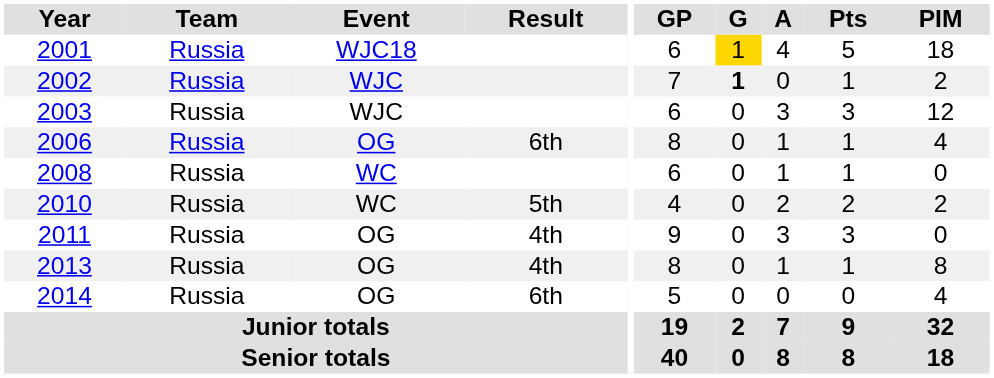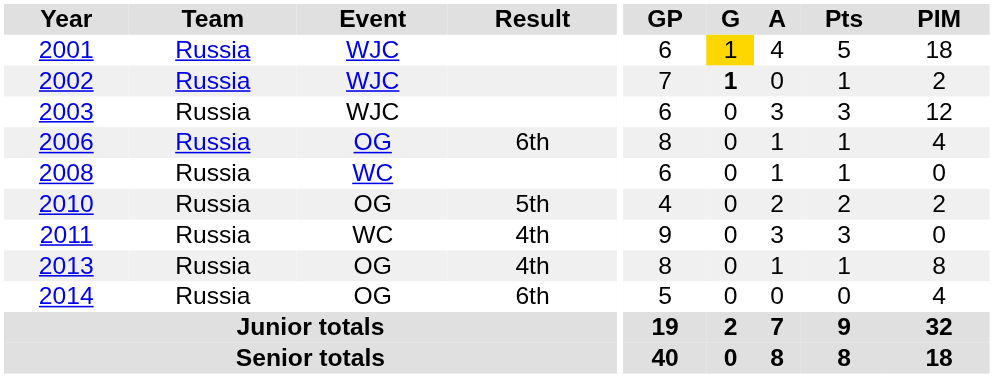(376, 49) WJC18 -> (373, 49) WJC
(376, 203) WC -> (373, 203) OG
(376, 234) OG -> (373, 234) WC
